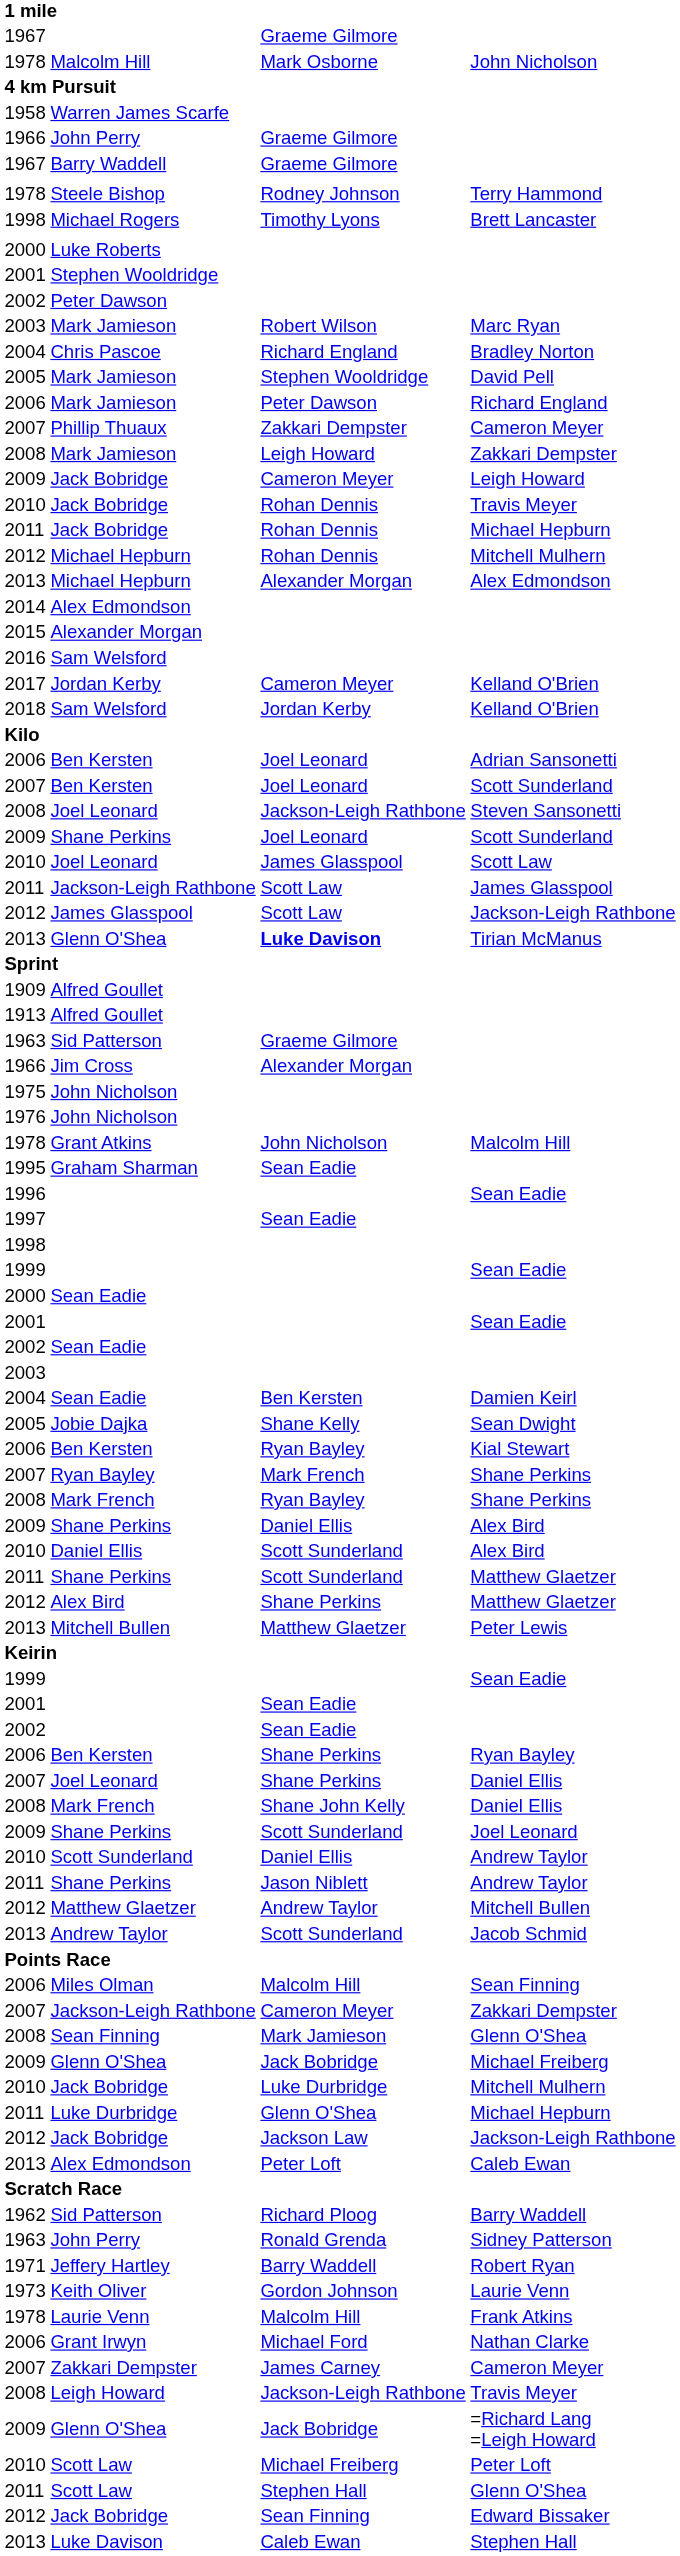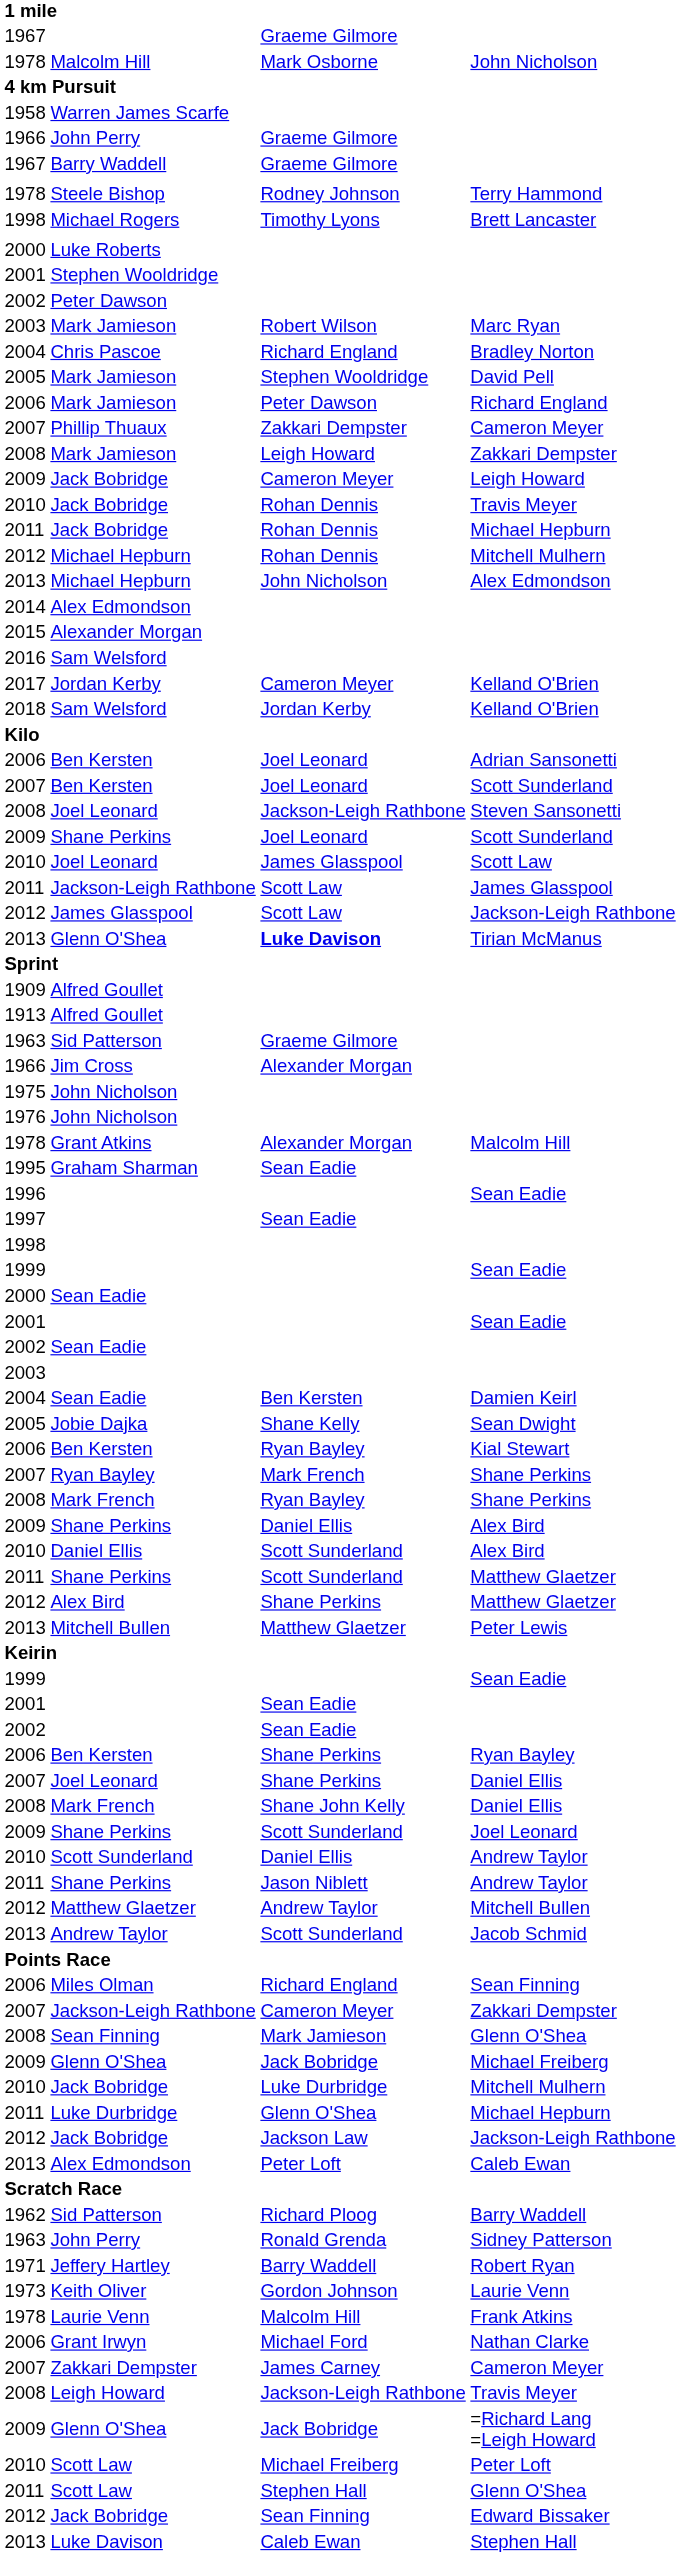(336, 581) Alexander Morgan -> (324, 581) John Nicholson
(324, 1142) John Nicholson -> (336, 1142) Alexander Morgan
(310, 1985) Malcolm Hill -> (329, 1985) Richard England
